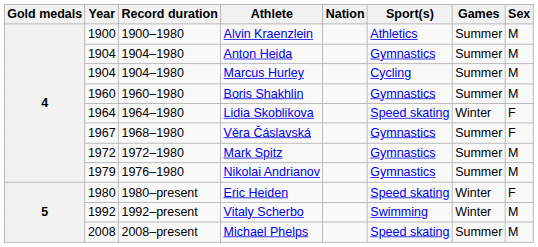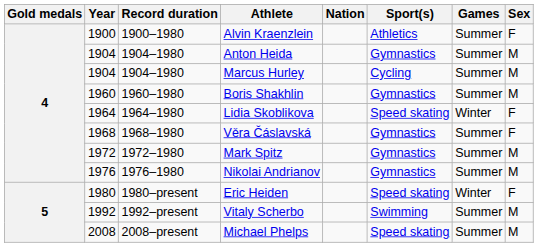(513, 34) M -> (512, 34) F
(102, 133) 1967 -> (102, 133) 1968
(102, 172) 1979 -> (102, 172) 1976
(473, 212) Winter -> (479, 212) Summer
